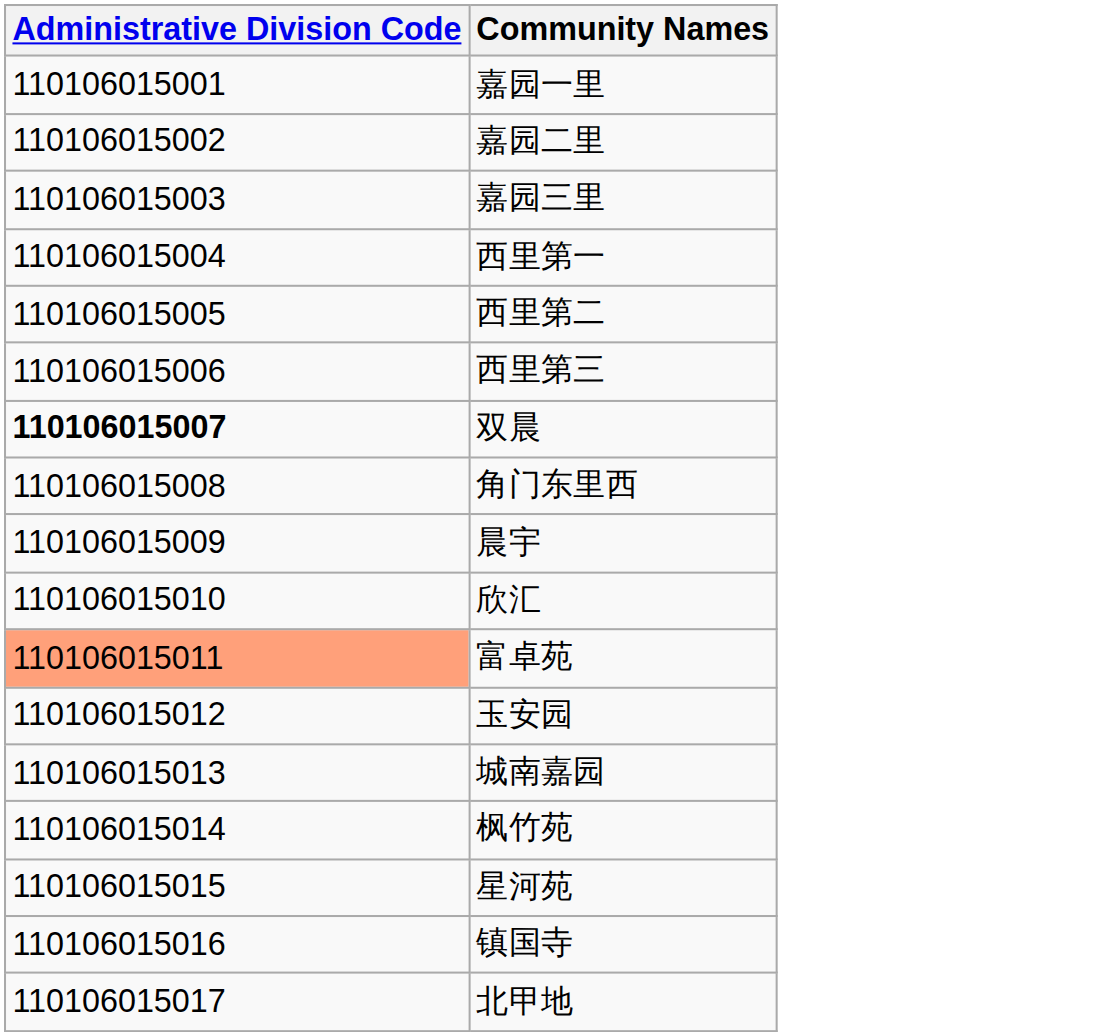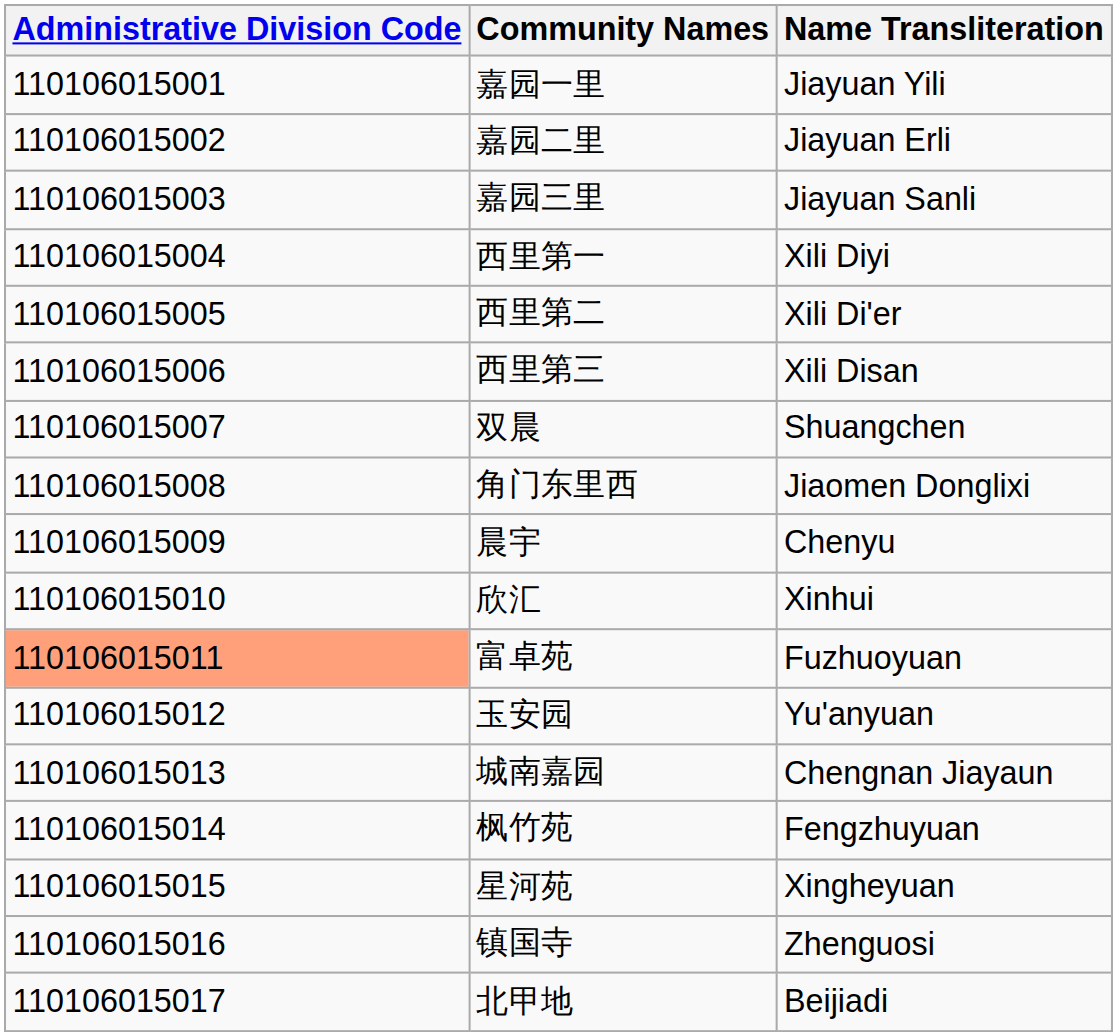+ column: (944, 30)
(119, 428) bold -> (119, 428) normal
